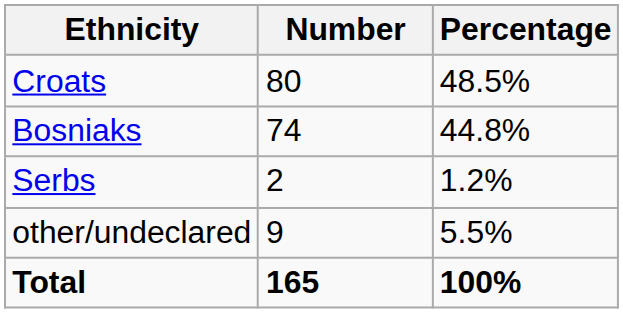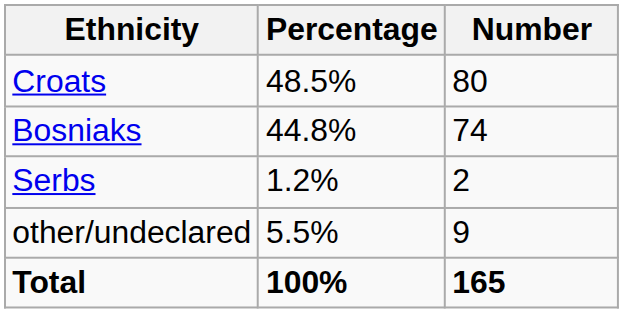columns swapped: (346, 29) <-> (526, 29)
